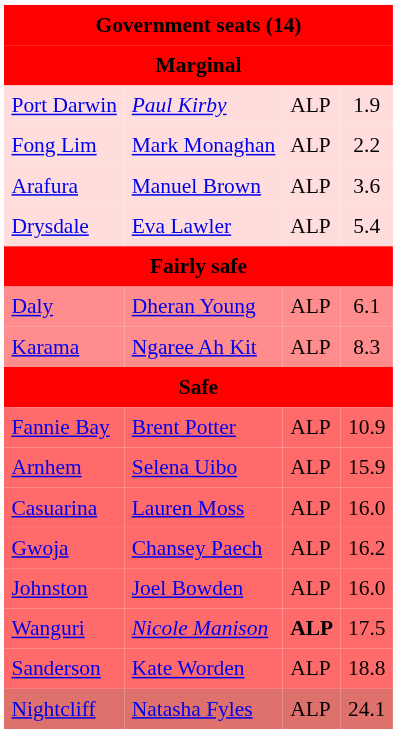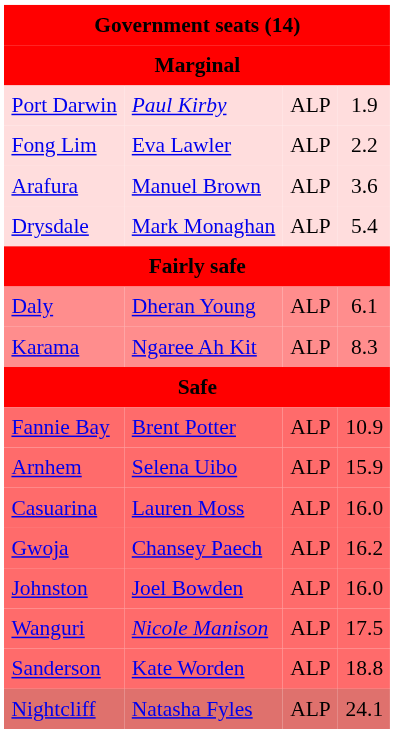(204, 145) Mark Monaghan -> (181, 145) Eva Lawler
(181, 225) Eva Lawler -> (204, 225) Mark Monaghan
(312, 627) bold -> (310, 627) normal
